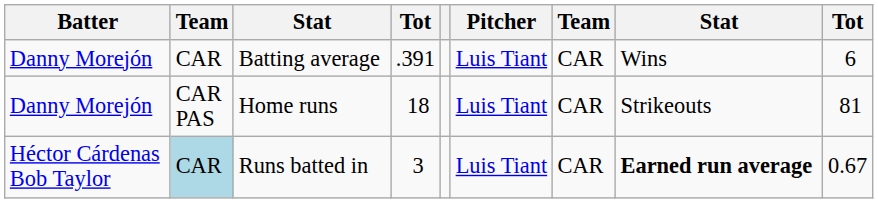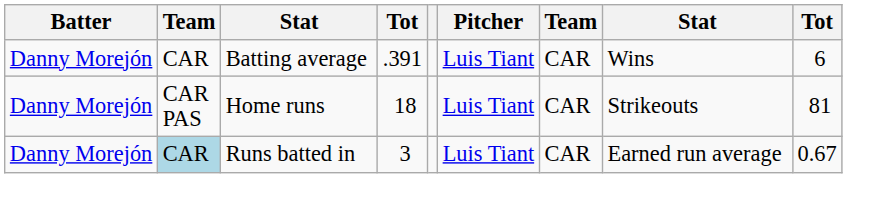(88, 166) Héctor Cárdenas Bob Taylor -> (81, 154) Danny Morejón
(719, 166) bold -> (697, 154) normal
